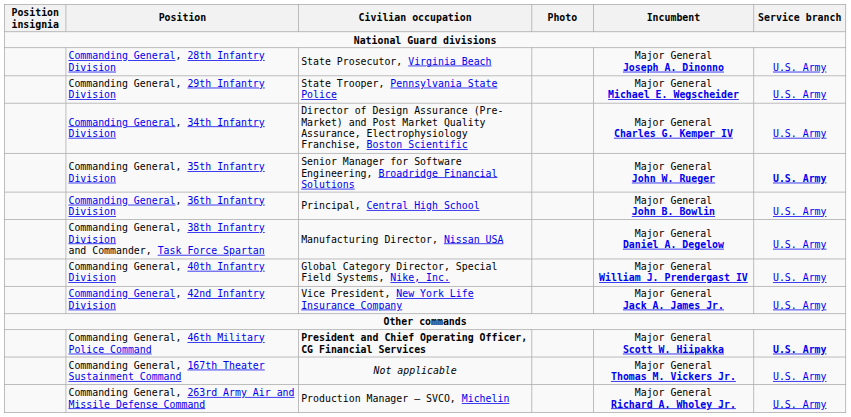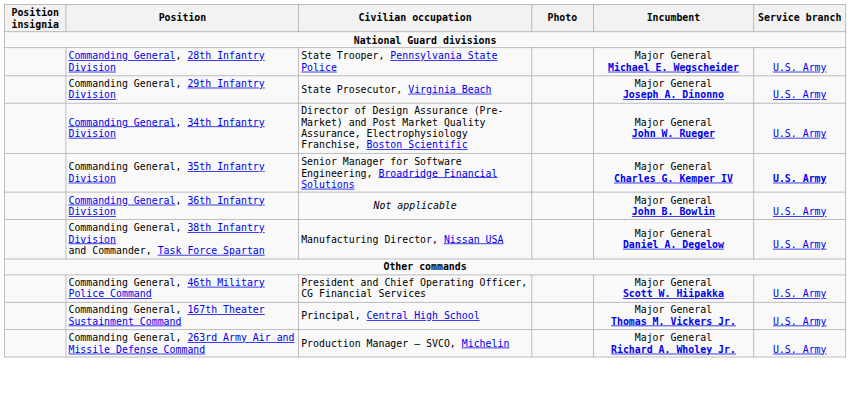(396, 62) State Prosecutor, Virginia Beach -> (399, 62) State Trooper, Pennsylvania State Police
(673, 62) Major General Joseph A. Dinonno -> (673, 62) Major General Michael E. Wegscheider
(399, 89) State Trooper, Pennsylvania State Police -> (396, 89) State Prosecutor, Virginia Beach
(673, 89) Major General Michael E. Wegscheider -> (673, 89) Major General Joseph A. Dinonno
(673, 128) Major General Charles G. Kemper IV -> (673, 128) Major General John W. Rueger
(673, 173) Major General John W. Rueger -> (673, 173) Major General Charles G. Kemper IV
(390, 206) Principal, Central High School -> (415, 206) Not applicable
- row: (167, 272)
- row: (167, 300)
(414, 343) bold -> (414, 288) normal
(800, 349) bold -> (800, 294) normal
(415, 371) Not applicable -> (390, 316) Principal, Central High School
